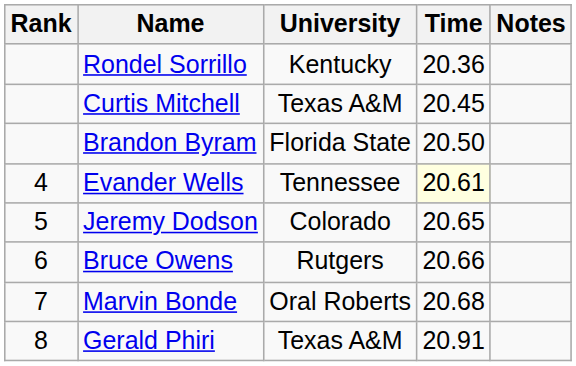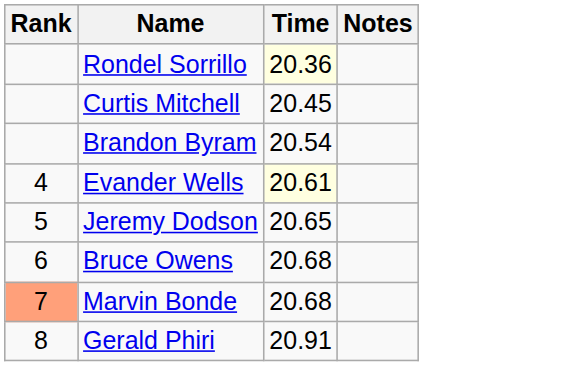- column: (340, 24)
(454, 63) no background -> (301, 63) lightyellow background
(454, 143) 20.50 -> (301, 143) 20.54
(454, 261) 20.66 -> (301, 261) 20.68
(41, 301) no background -> (41, 301) lightsalmon background
